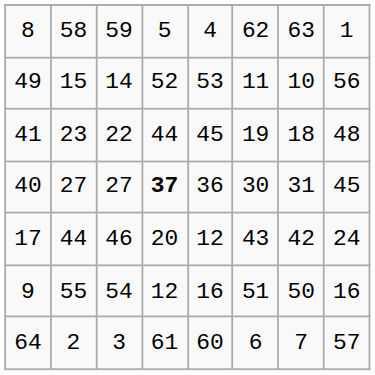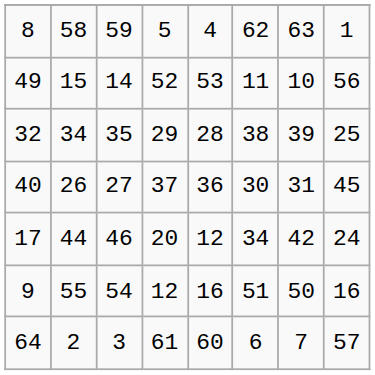- row: (28, 135)
+ row: (28, 135)
(73, 187) 27 -> (73, 187) 26
(165, 187) bold -> (165, 187) normal
(256, 239) 43 -> (256, 239) 34
